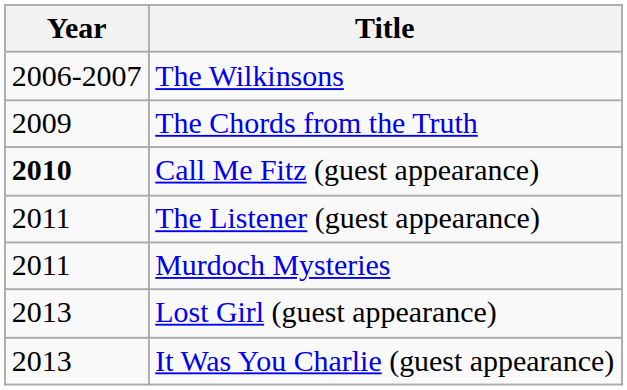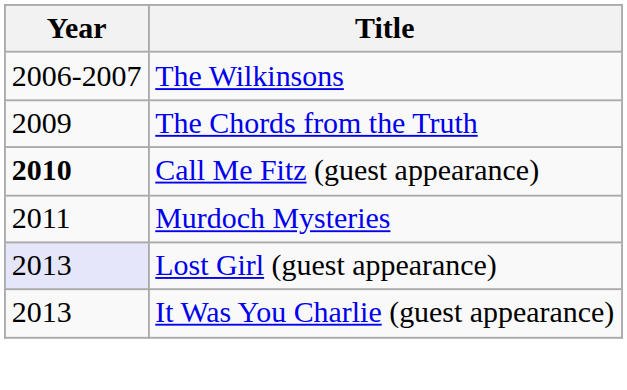- row: (348, 218)
(42, 312) no background -> (42, 265) lavender background
